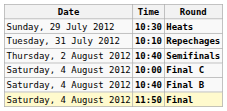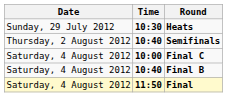- row: (193, 41)
